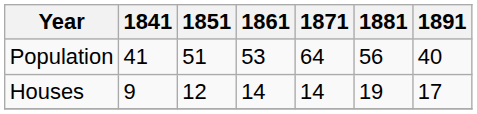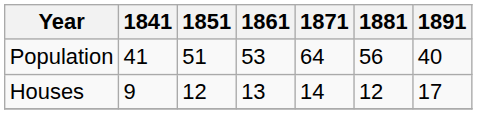(253, 91) 14 -> (253, 91) 13
(371, 91) 19 -> (371, 91) 12
